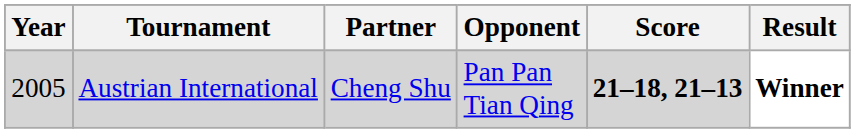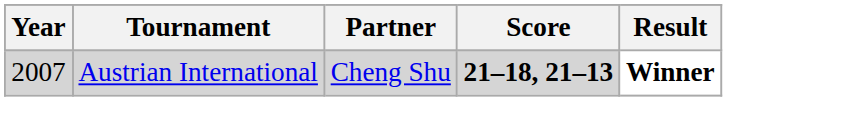- column: (522, 27)
(39, 88) 2005 -> (39, 72) 2007
